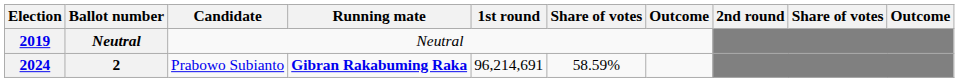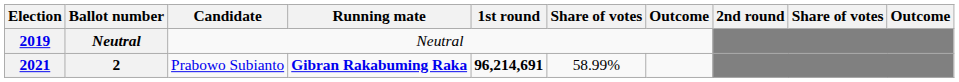(35, 65) 2024 -> (35, 65) 2021
(509, 65) normal -> (509, 65) bold
(596, 65) 58.59% -> (596, 65) 58.99%
